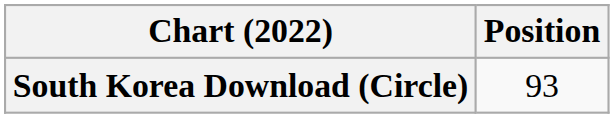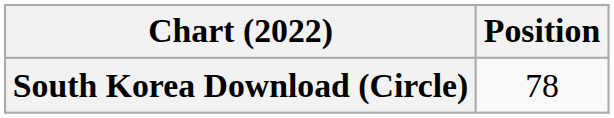(542, 84) 93 -> (542, 84) 78
